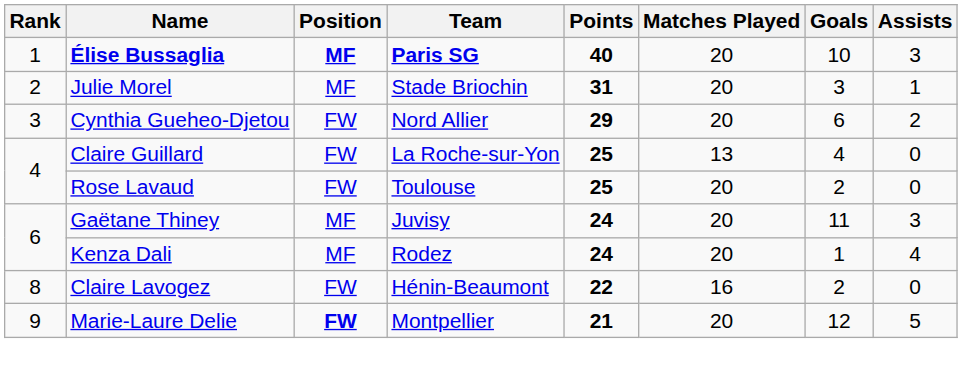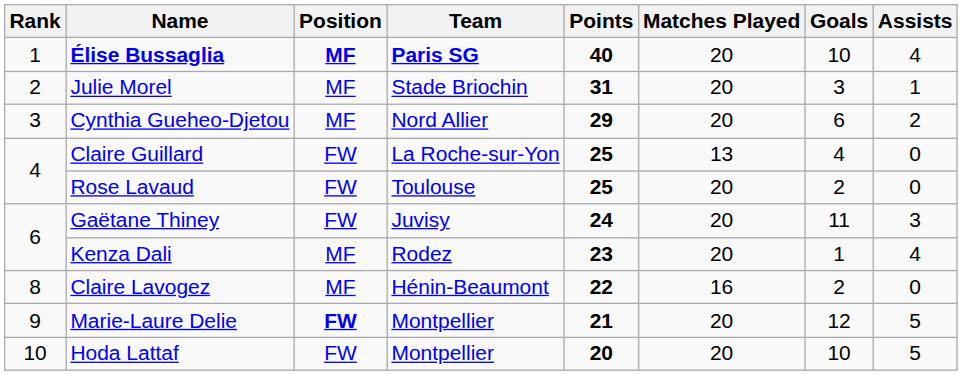(915, 54) 3 -> (915, 54) 4
(340, 120) FW -> (340, 120) MF
(340, 220) MF -> (340, 220) FW
(601, 253) 24 -> (601, 253) 23
(340, 287) FW -> (340, 287) MF
+ row: (125, 353)
